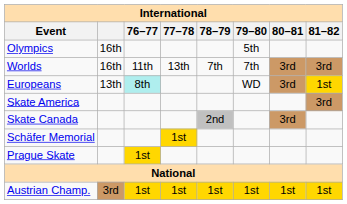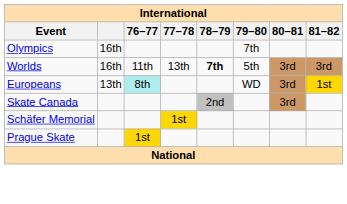(251, 48) 5th -> (251, 48) 7th
(215, 66) normal -> (215, 66) bold
(251, 66) 7th -> (251, 66) 5th
- row: (43, 102)
- row: (49, 191)
